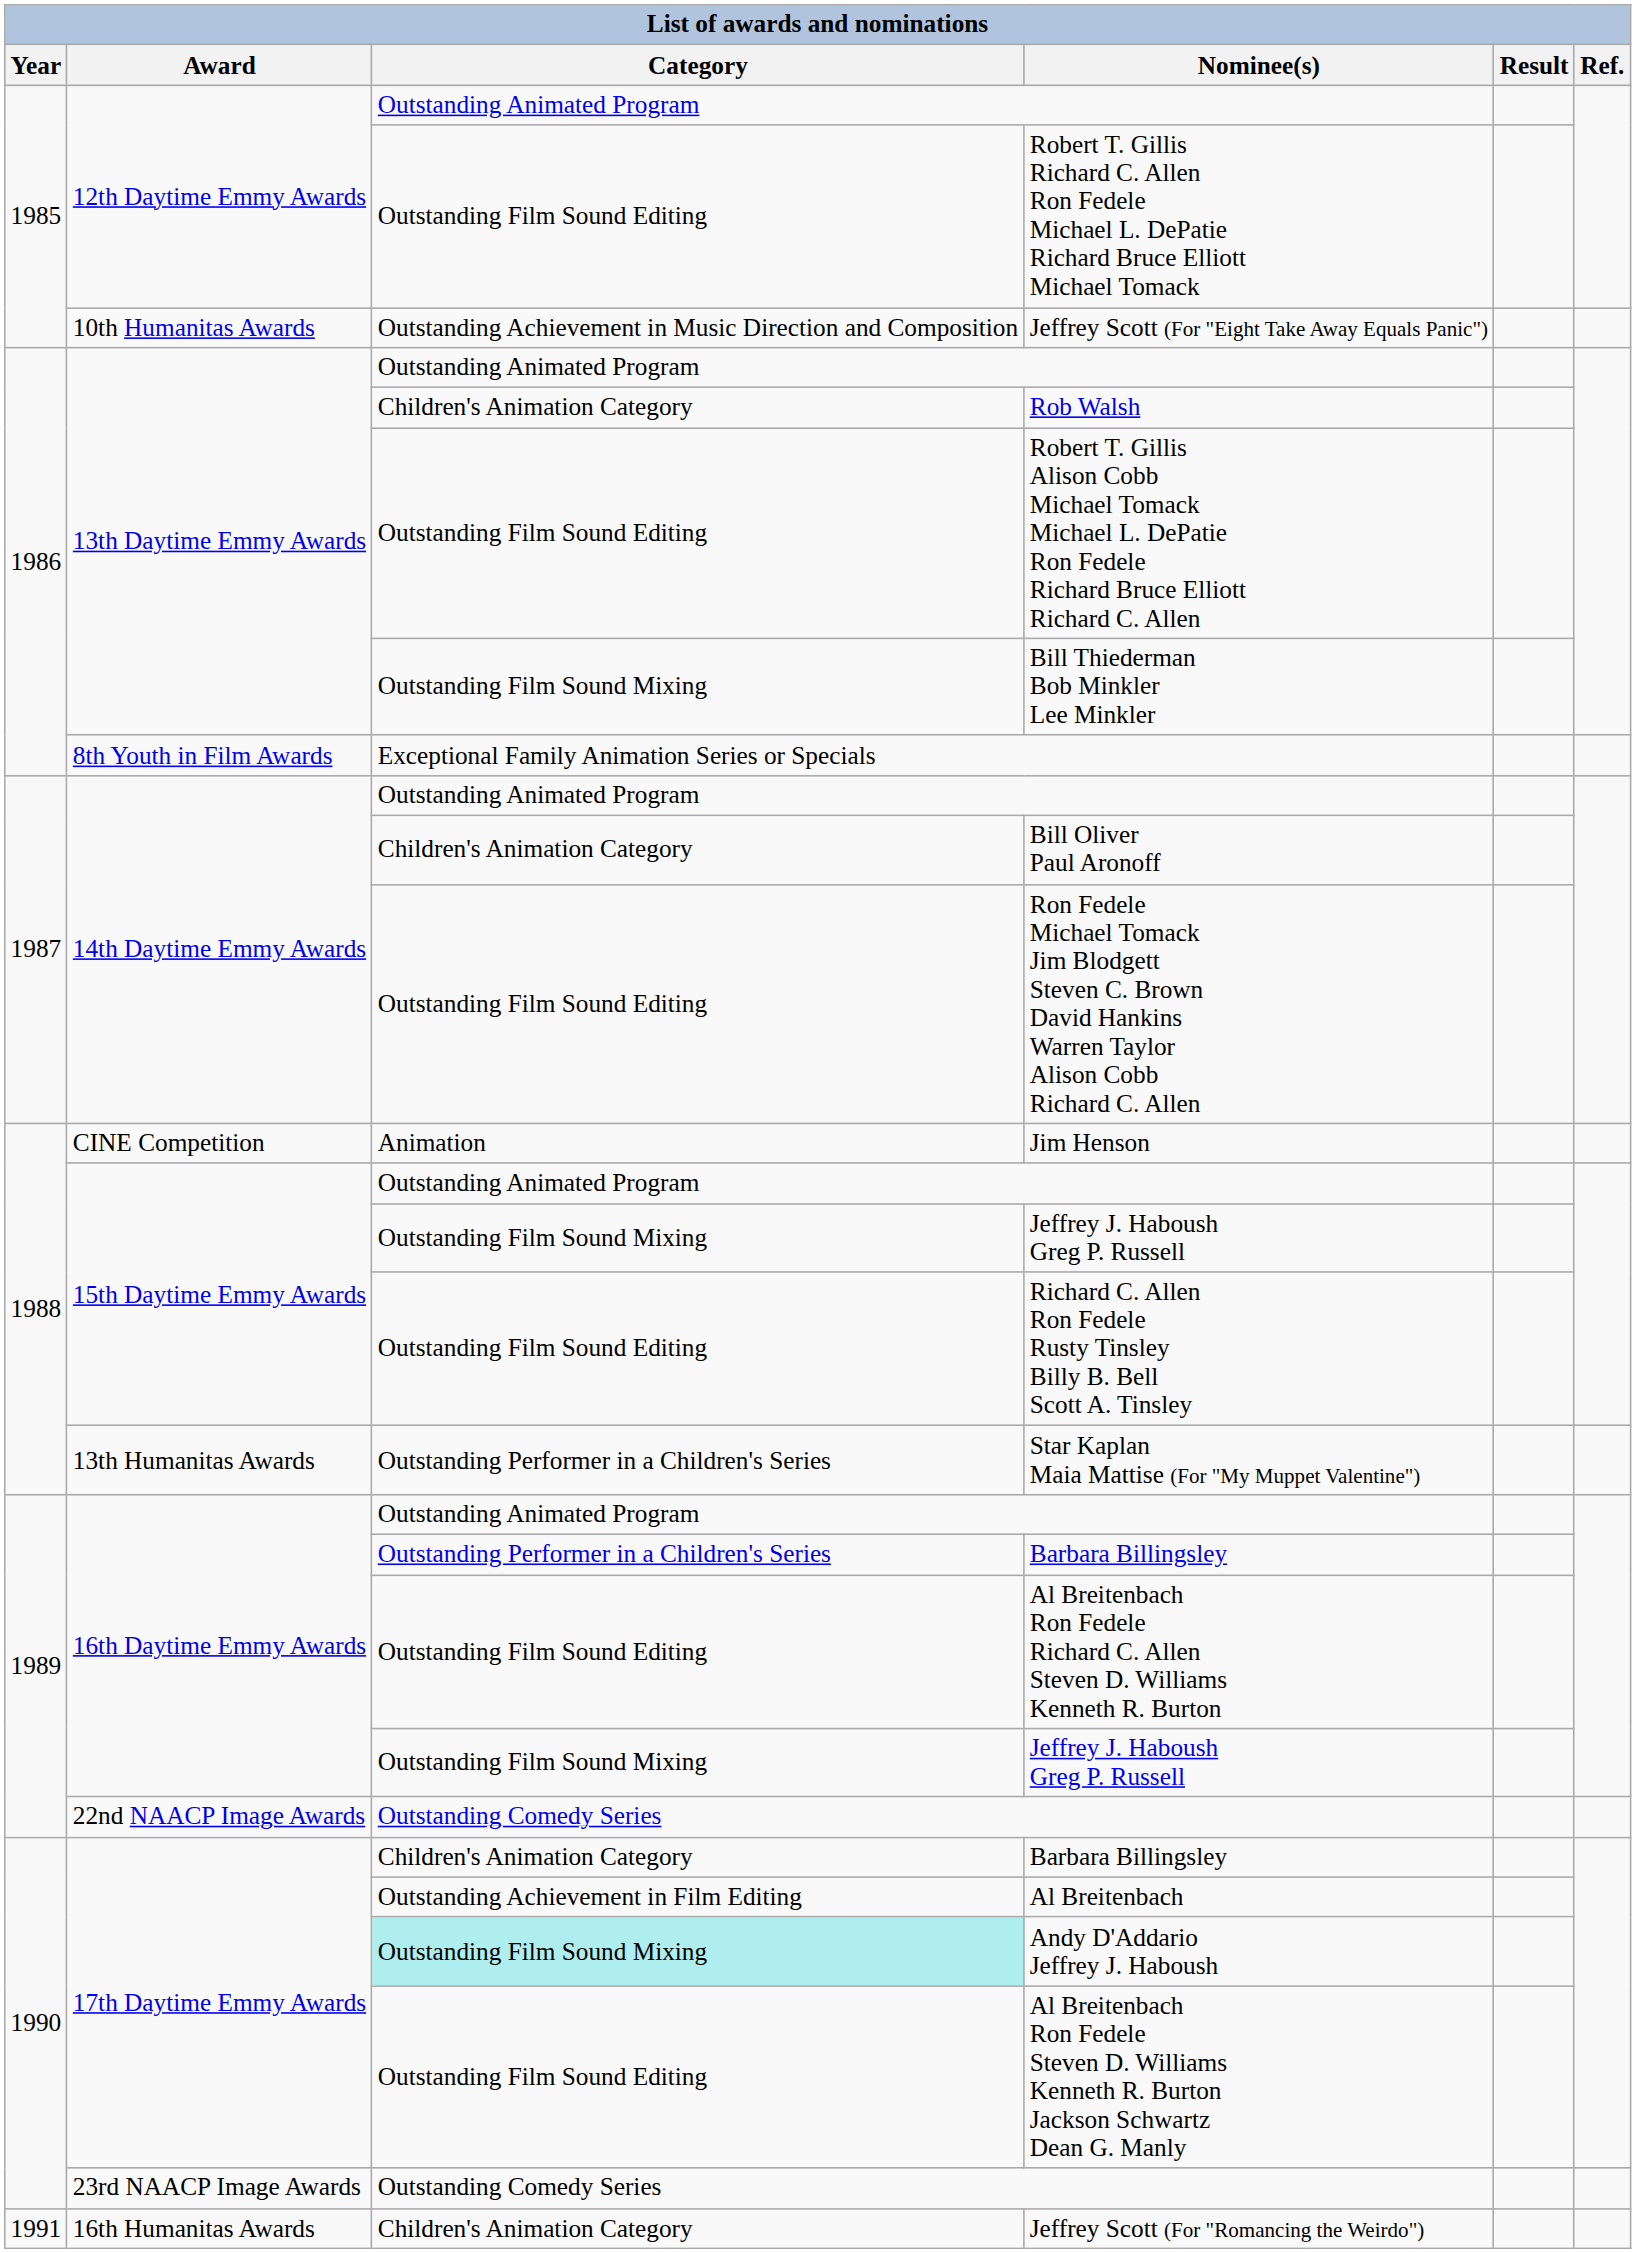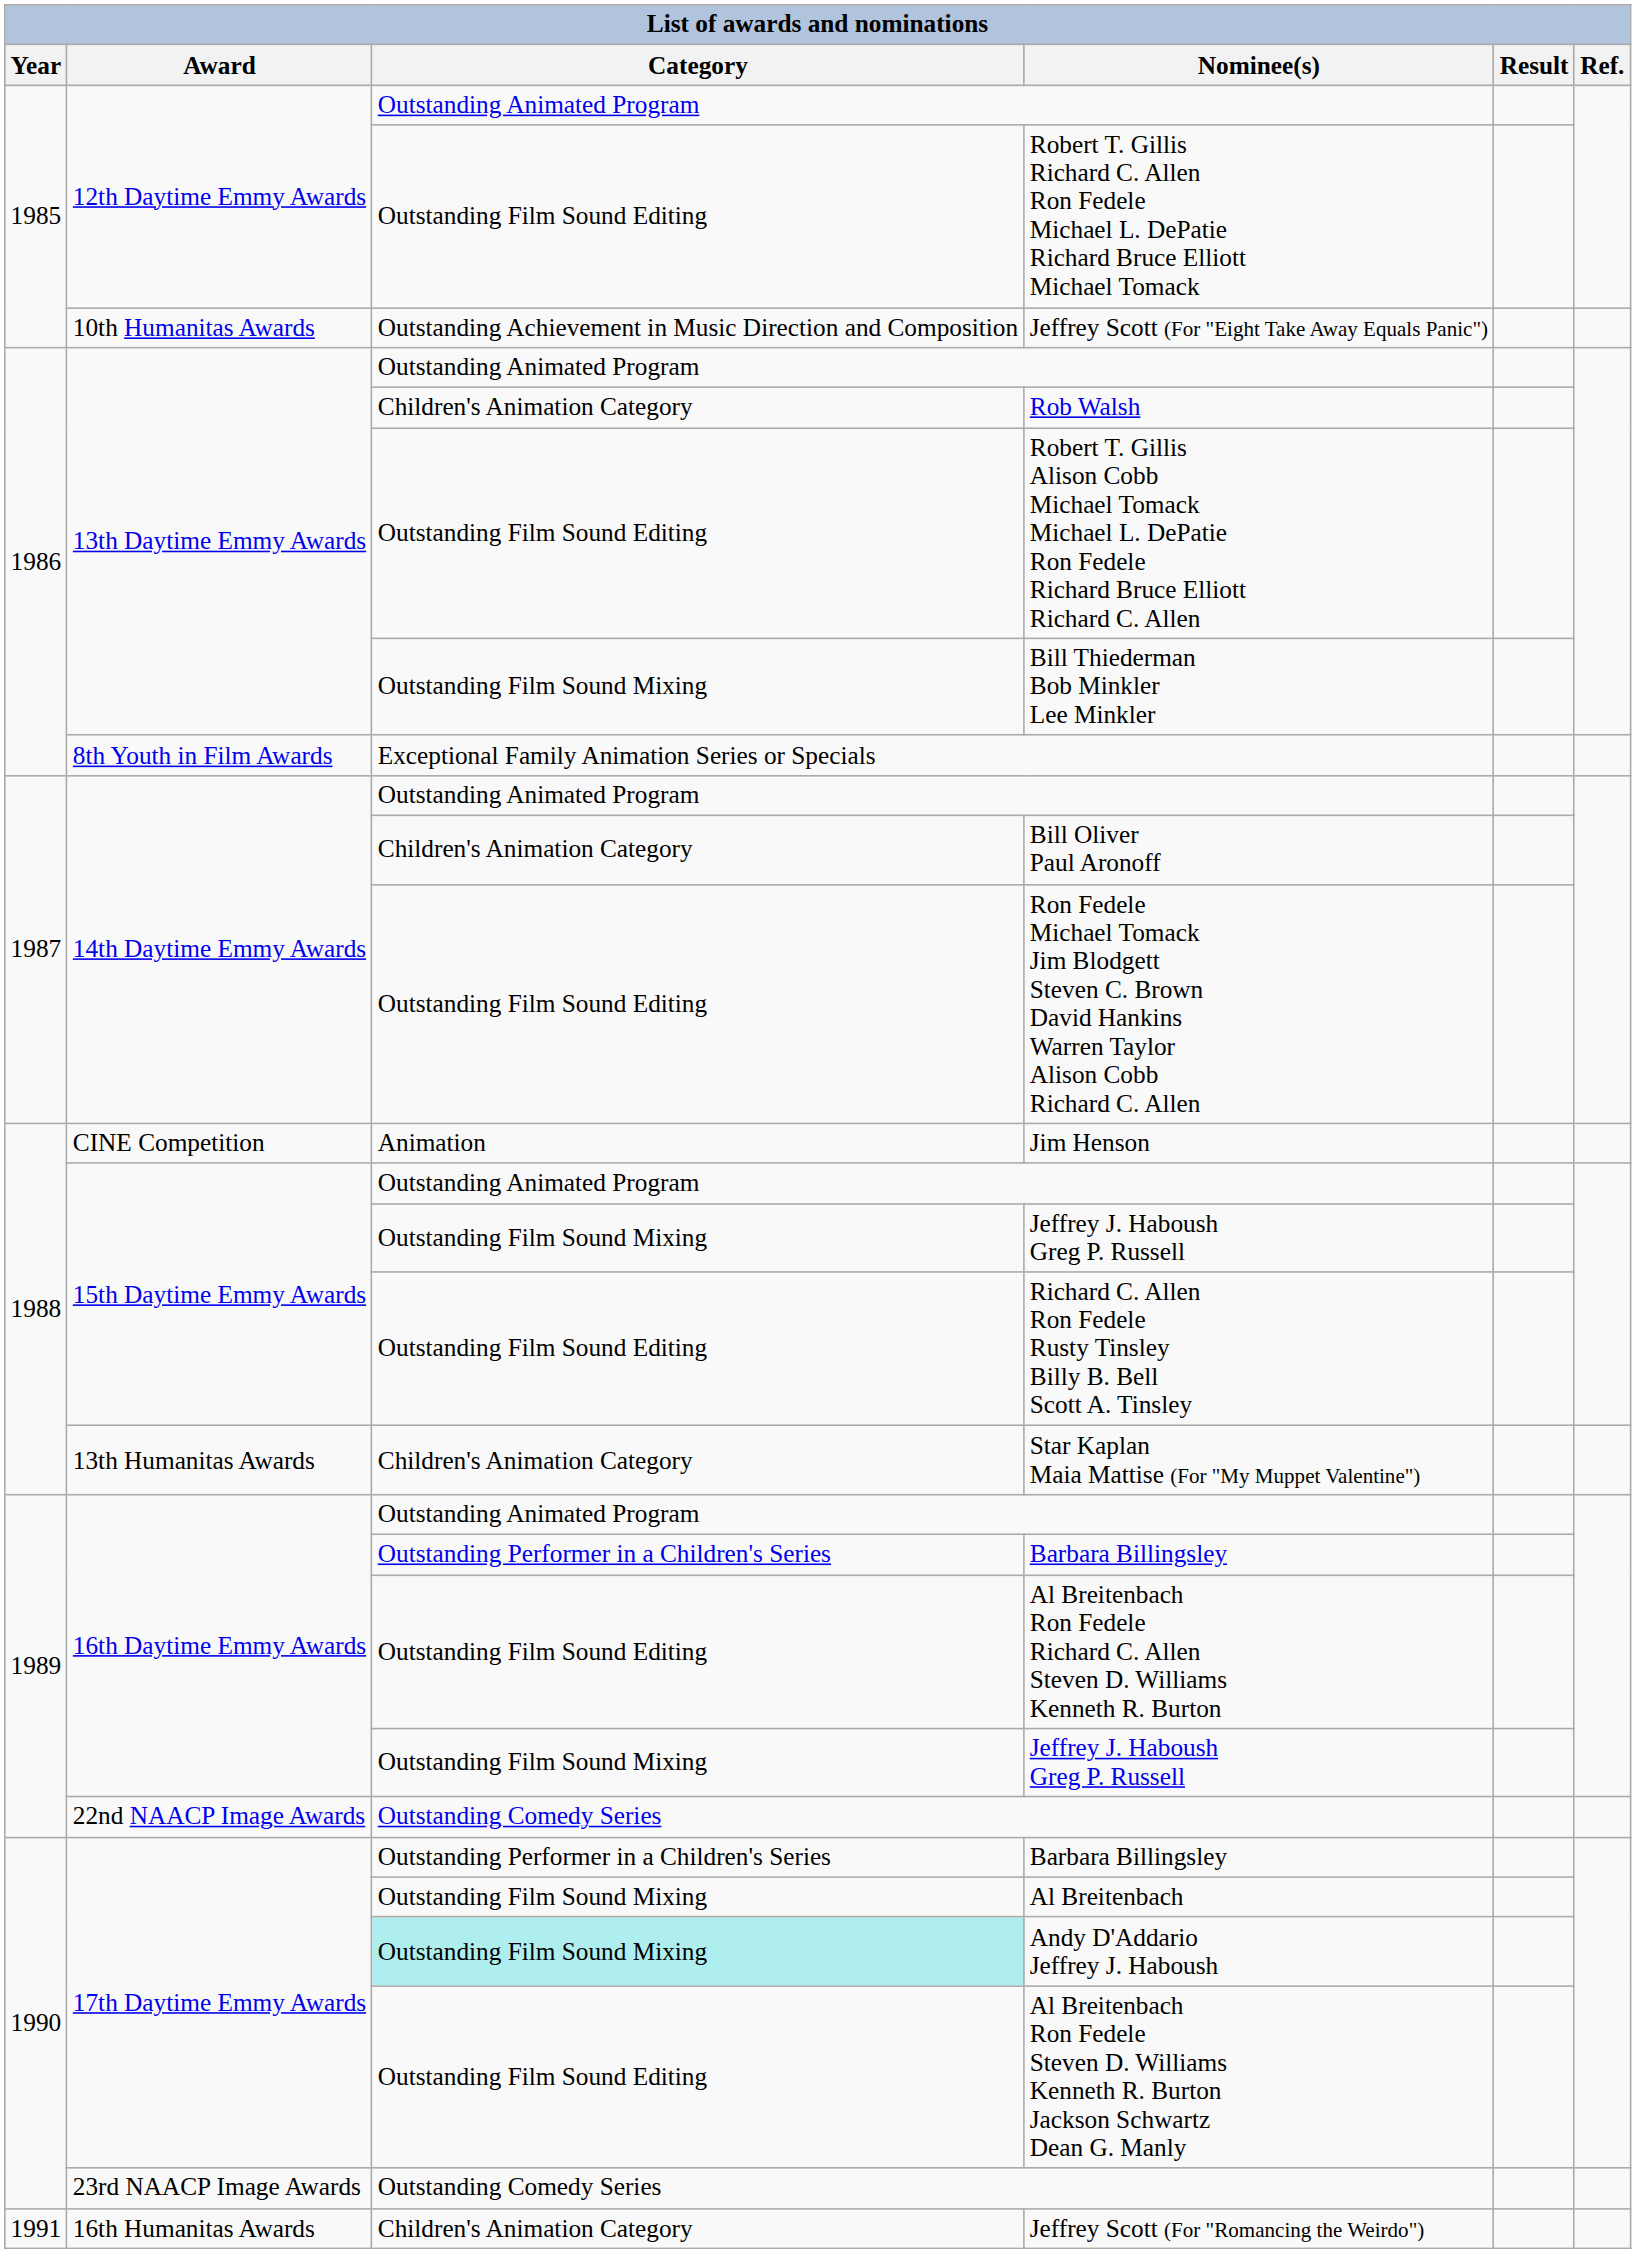(604, 1459) Outstanding Performer in a Children's Series -> (535, 1459) Children's Animation Category
(535, 1856) Children's Animation Category -> (604, 1856) Outstanding Performer in a Children's Series
(590, 1896) Outstanding Achievement in Film Editing -> (542, 1896) Outstanding Film Sound Mixing
